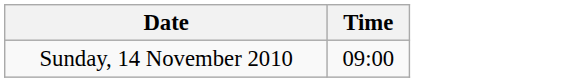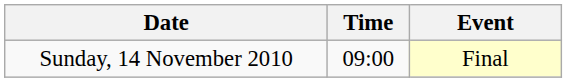+ column: (485, 22)
